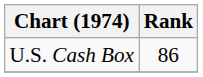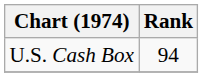(168, 54) 86 -> (168, 54) 94
